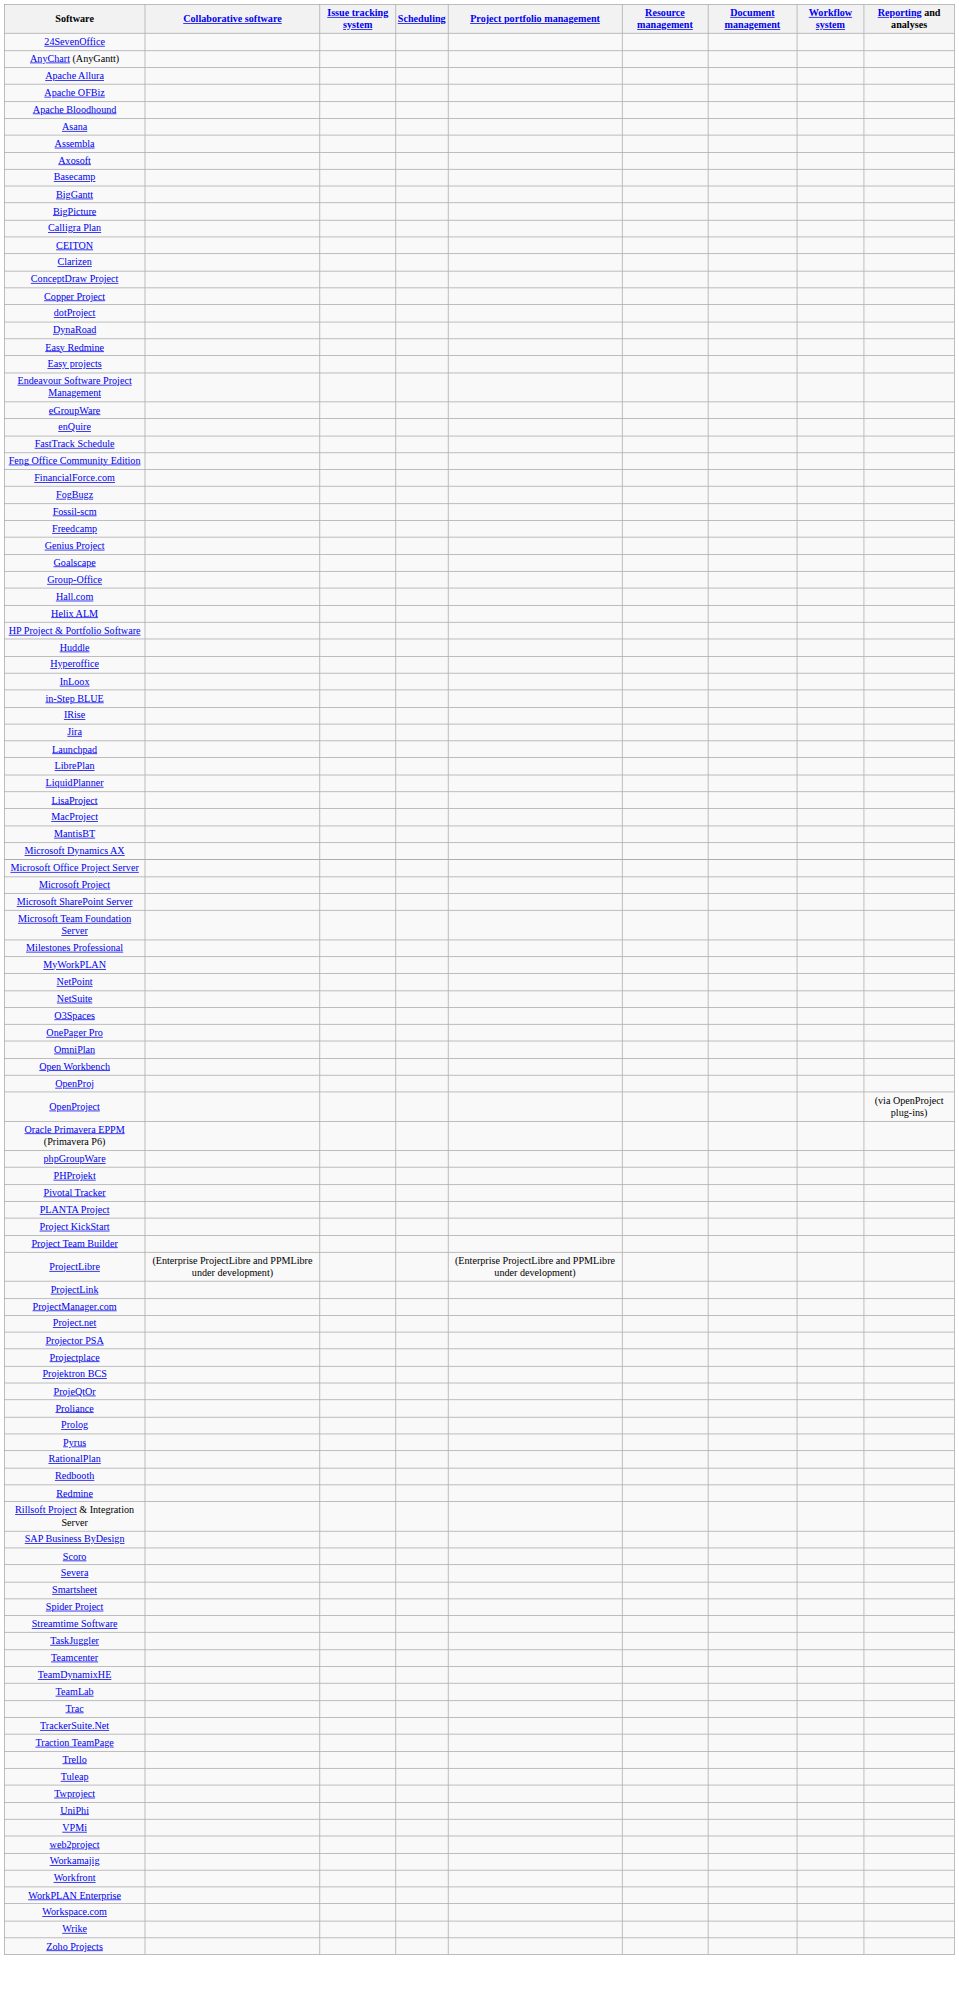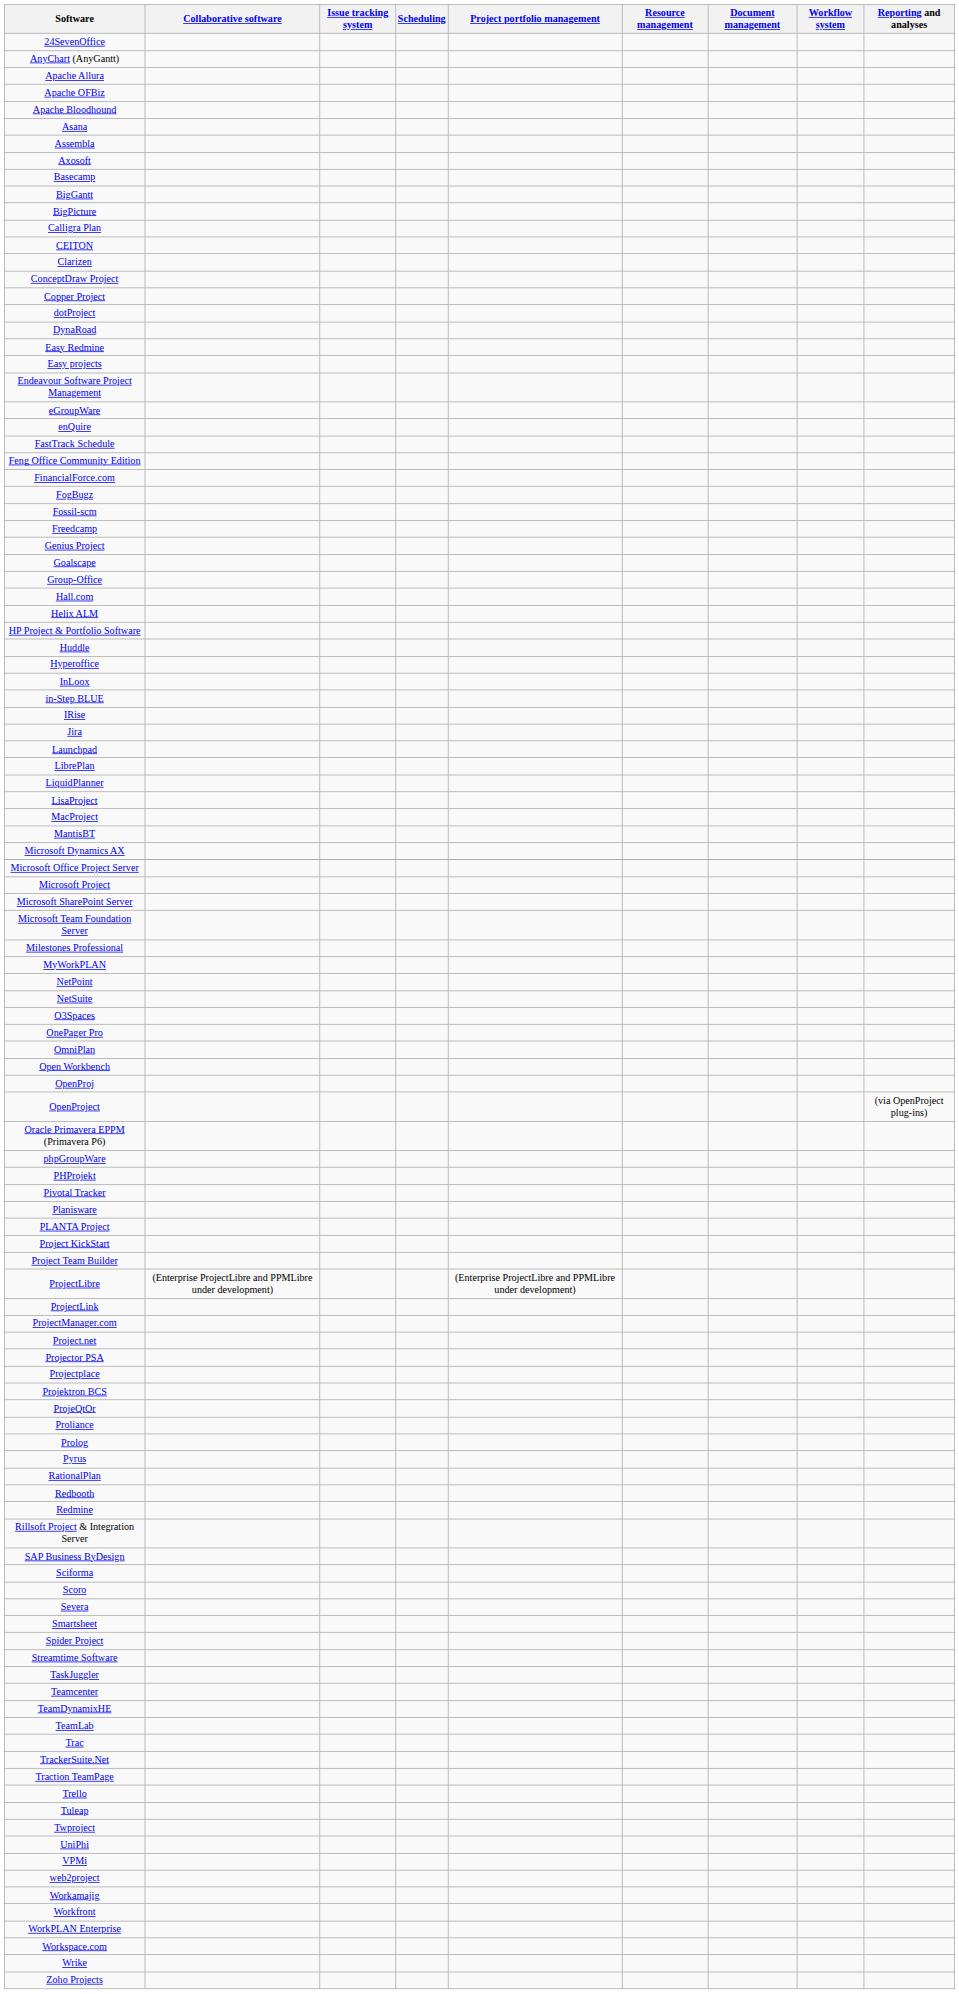+ row: (75, 1210)
+ row: (75, 1573)
